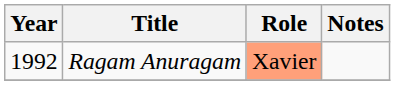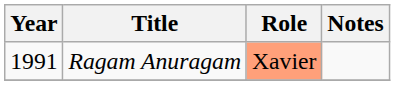(34, 60) 1992 -> (34, 60) 1991
